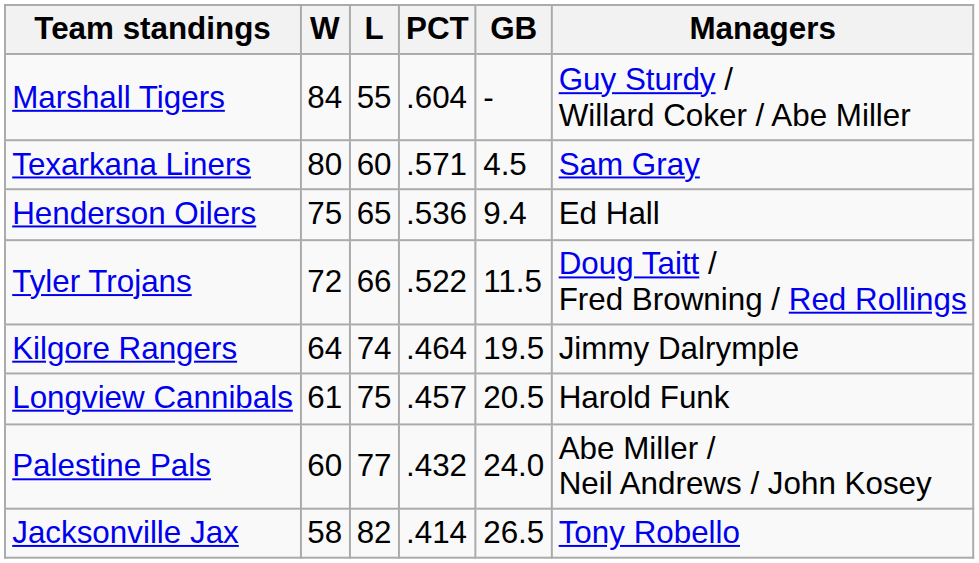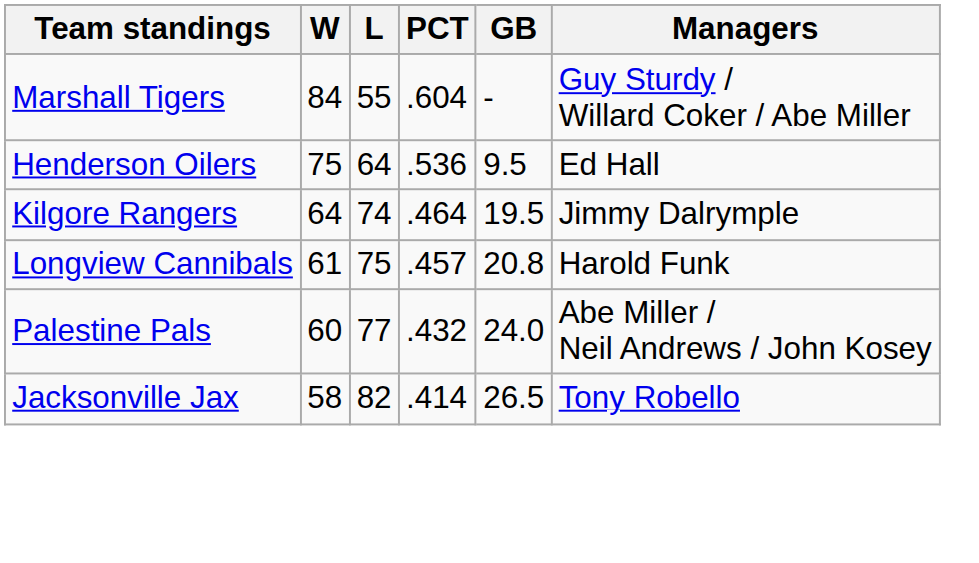- row: (132, 164)
(374, 213) 65 -> (374, 164) 64
(505, 213) 9.4 -> (505, 164) 9.5
- row: (102, 281)
(514, 398) 20.5 -> (514, 263) 20.8
